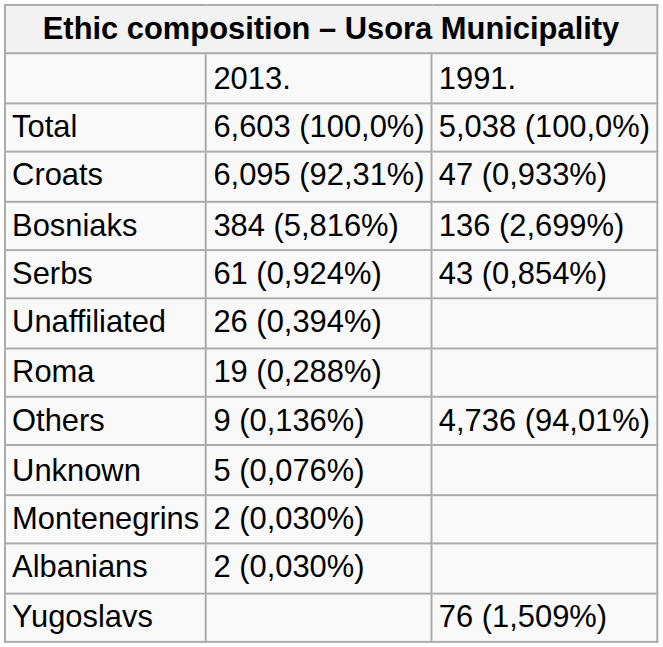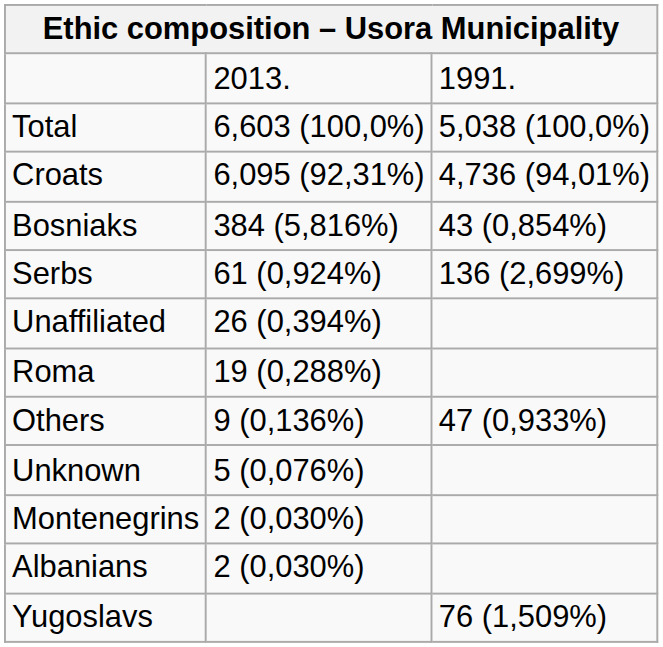(523, 175) 47 (0,933%) -> (544, 175) 4,736 (94,01%)
(532, 224) 136 (2,699%) -> (523, 224) 43 (0,854%)
(523, 273) 43 (0,854%) -> (532, 273) 136 (2,699%)
(544, 420) 4,736 (94,01%) -> (523, 420) 47 (0,933%)
